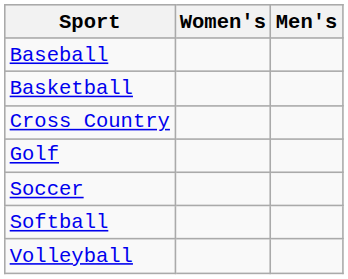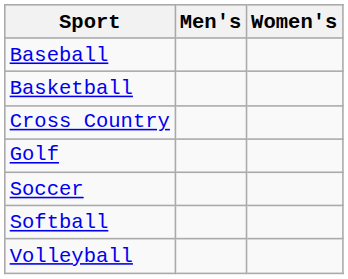columns swapped: (307, 22) <-> (223, 22)
